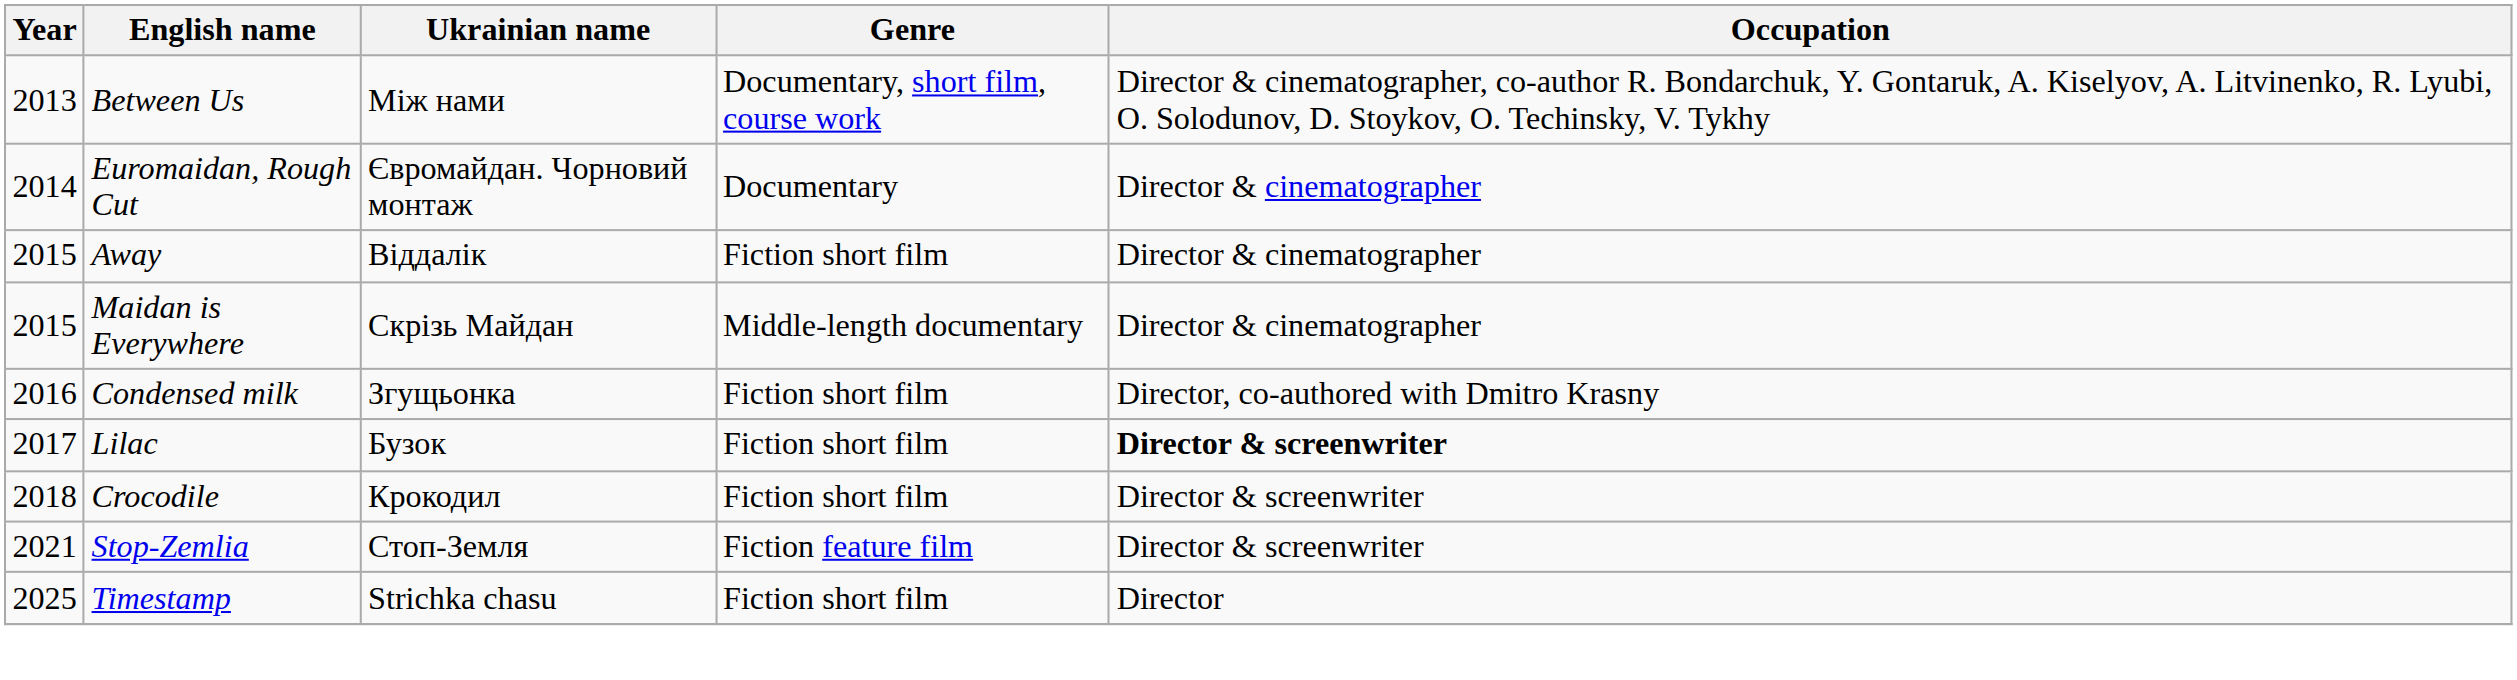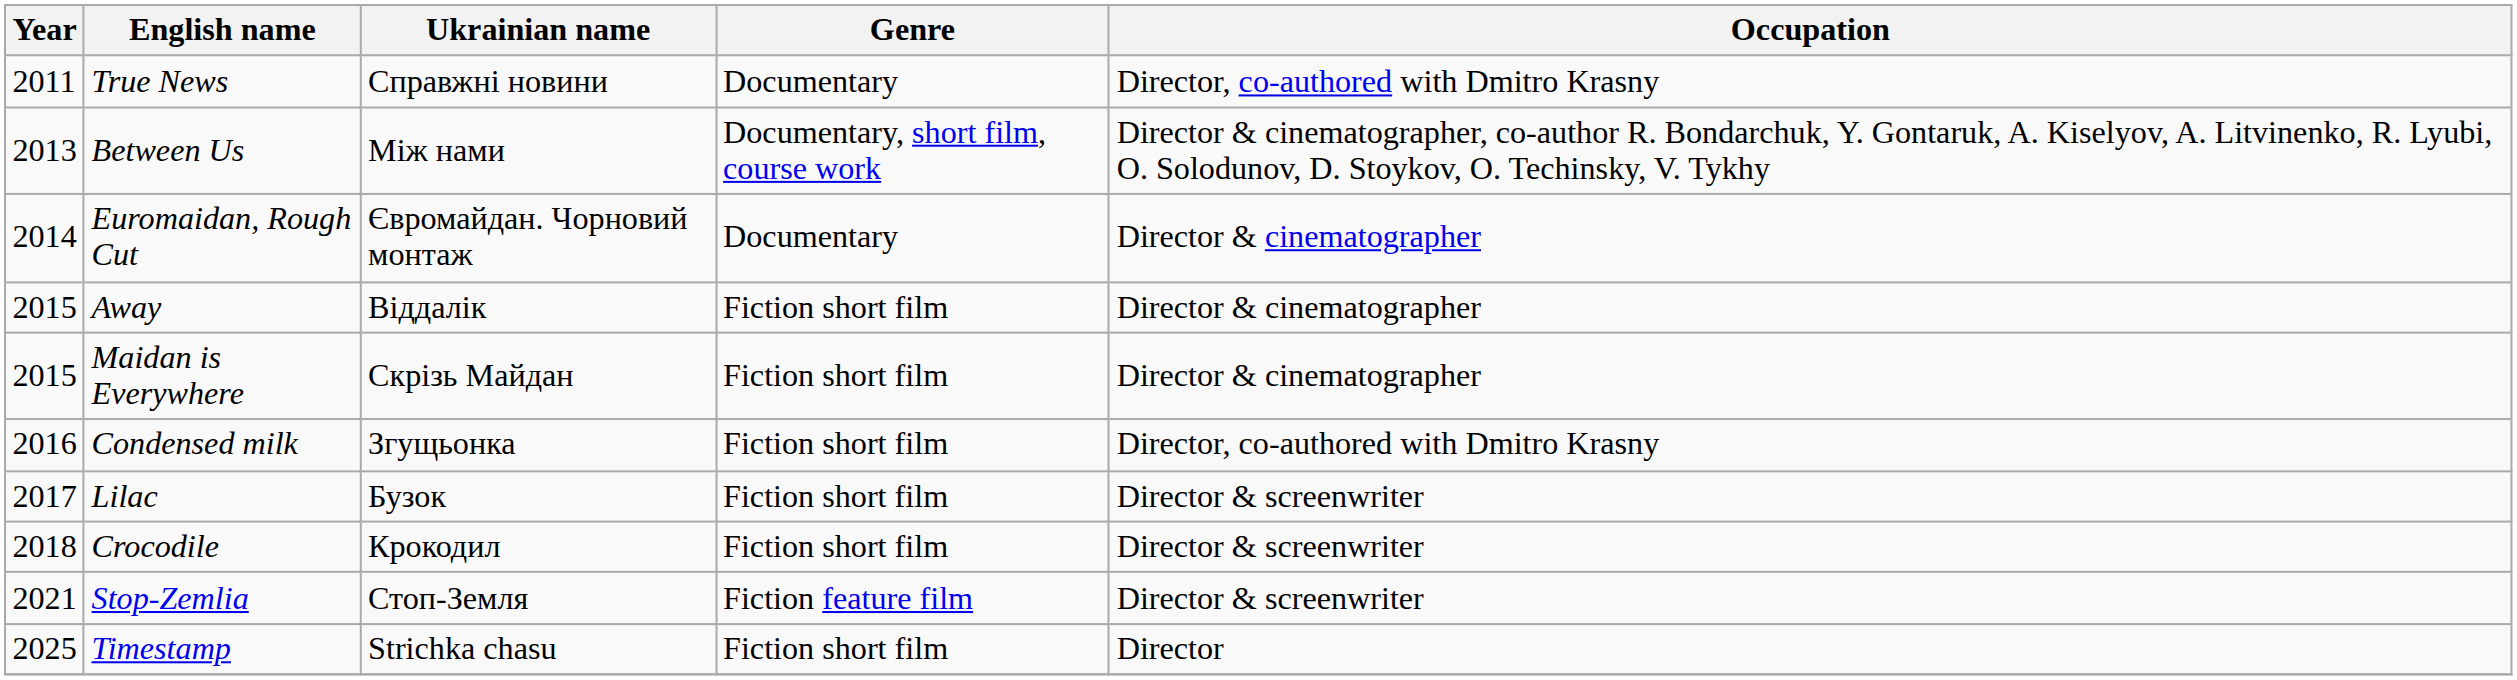+ row: (160, 81)
(903, 324) Middle-length documentary -> (836, 375) Fiction short film
(1282, 444) bold -> (1270, 495) normal
